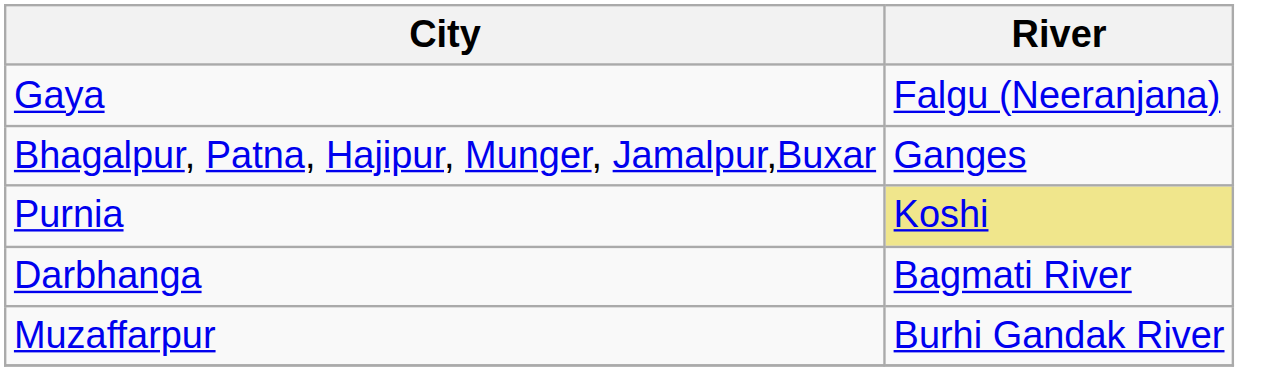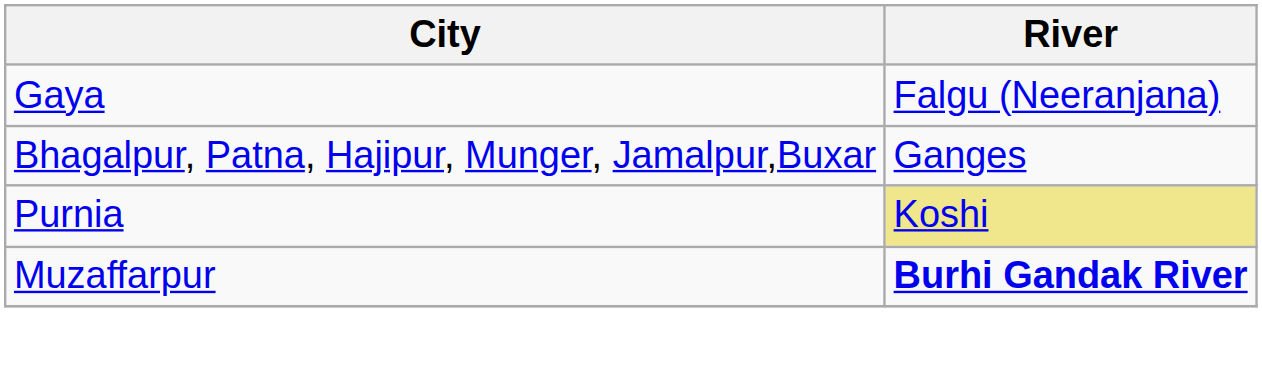- row: (108, 275)
(1059, 335) normal -> (1071, 275) bold
